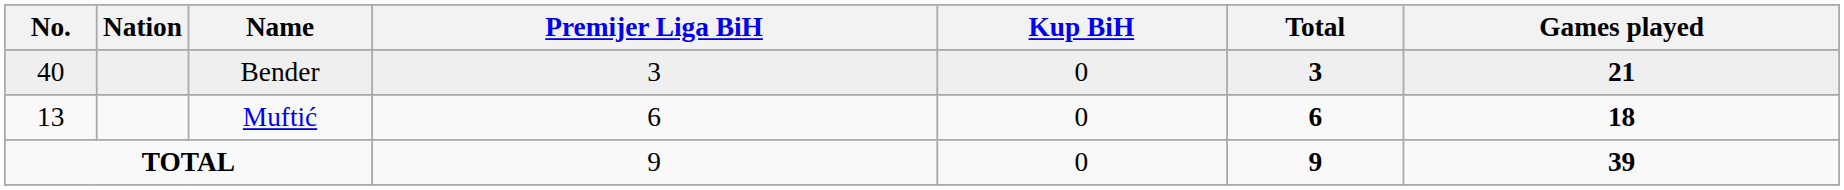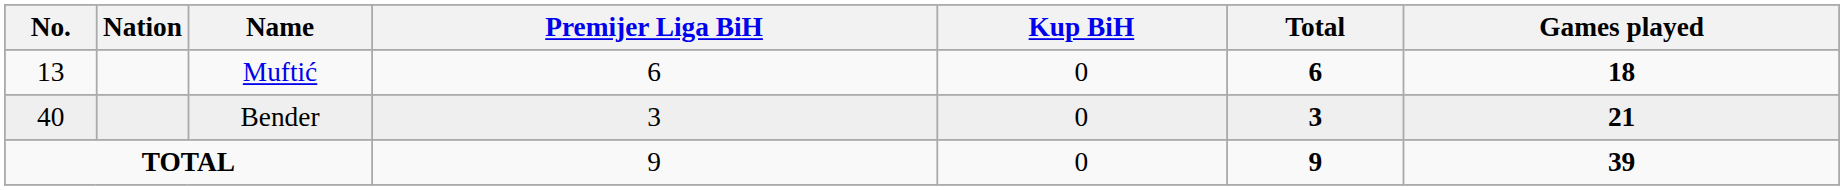rows swapped: (280, 117) <-> (280, 72)
